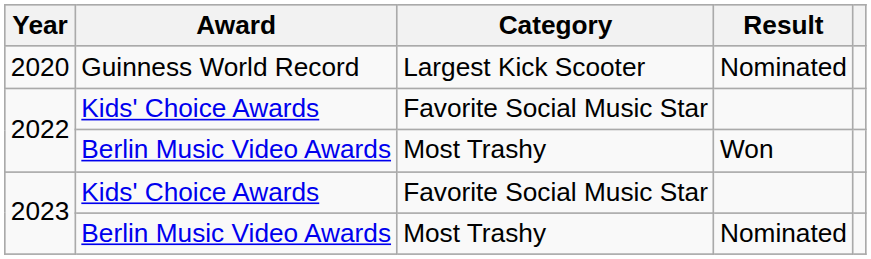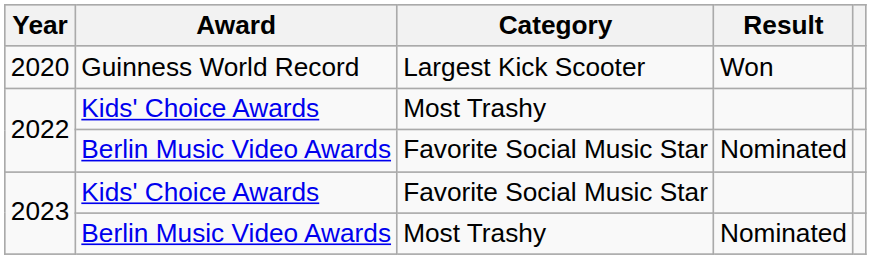(783, 66) Nominated -> (747, 66) Won
(556, 108) Favorite Social Music Star -> (475, 108) Most Trashy
(475, 150) Most Trashy -> (556, 150) Favorite Social Music Star
(747, 150) Won -> (783, 150) Nominated
